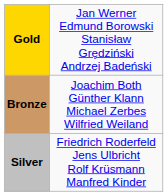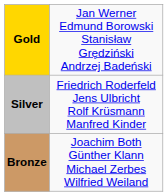rows swapped: (27, 162) <-> (27, 104)
